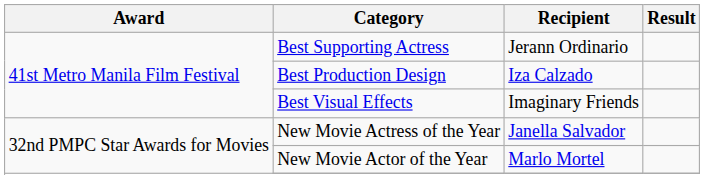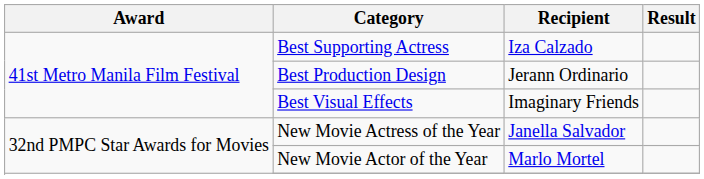(568, 46) Jerann Ordinario -> (550, 46) Iza Calzado
(550, 74) Iza Calzado -> (568, 74) Jerann Ordinario
